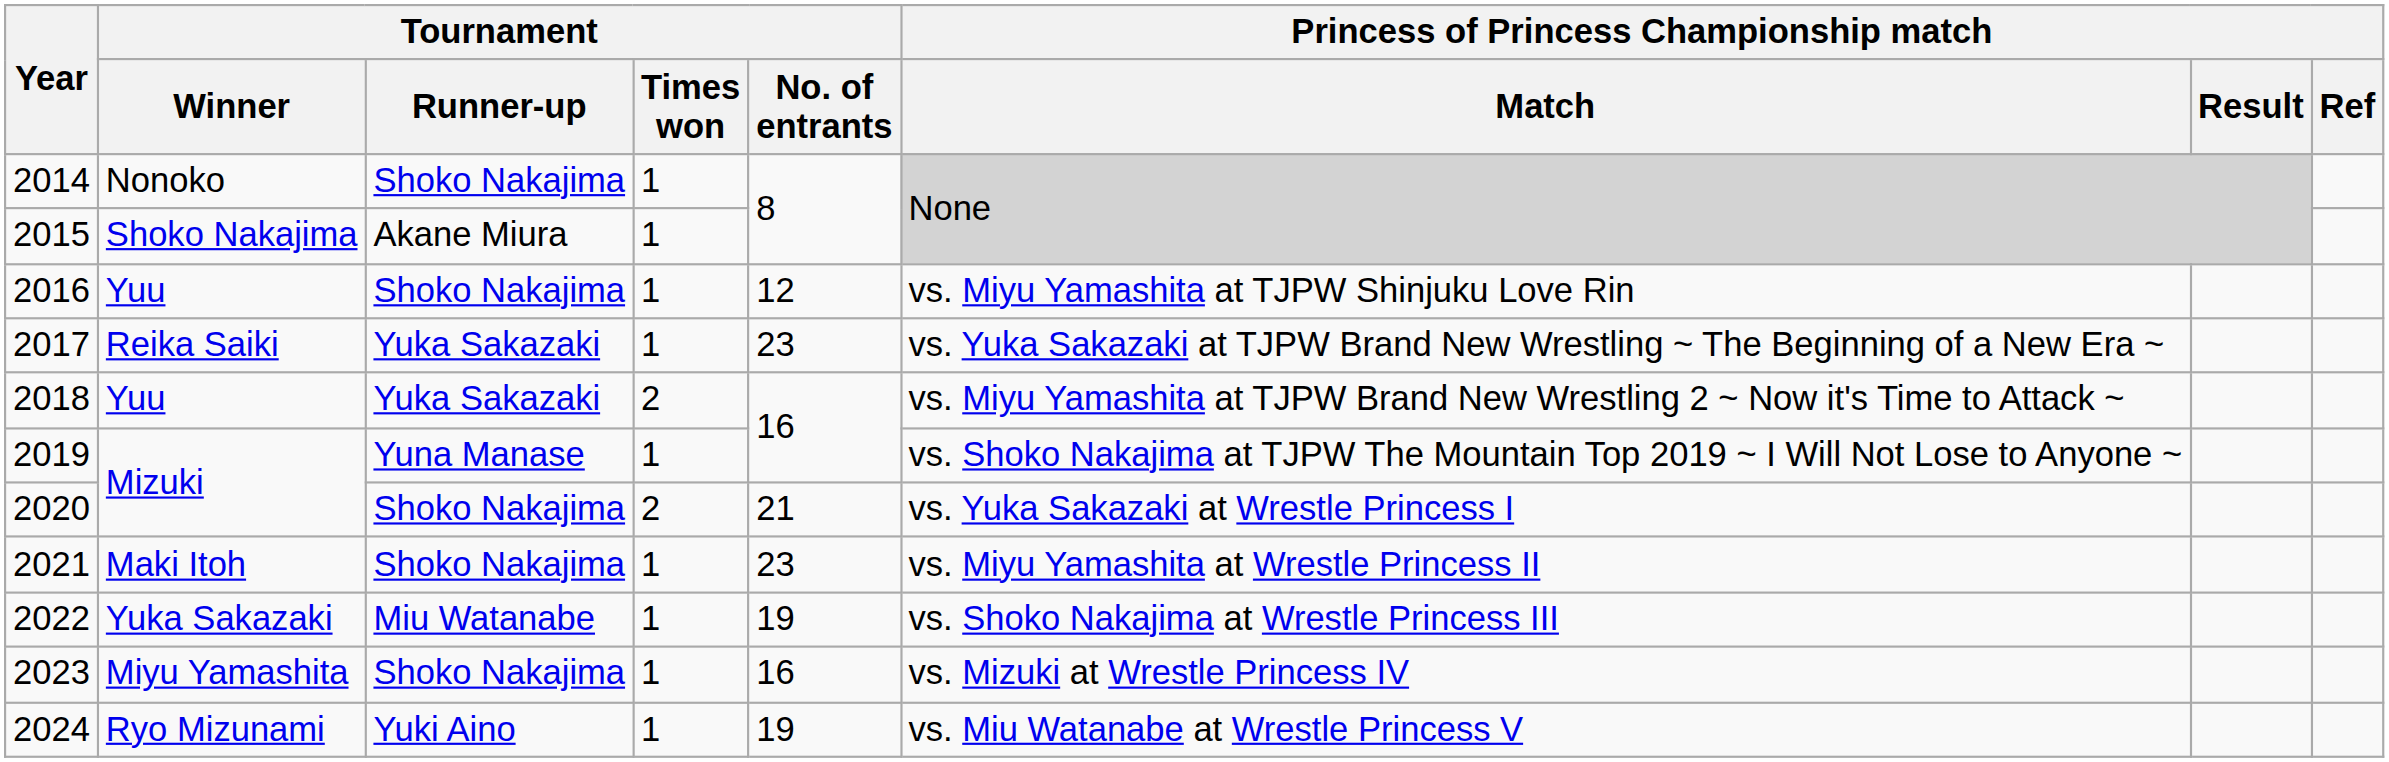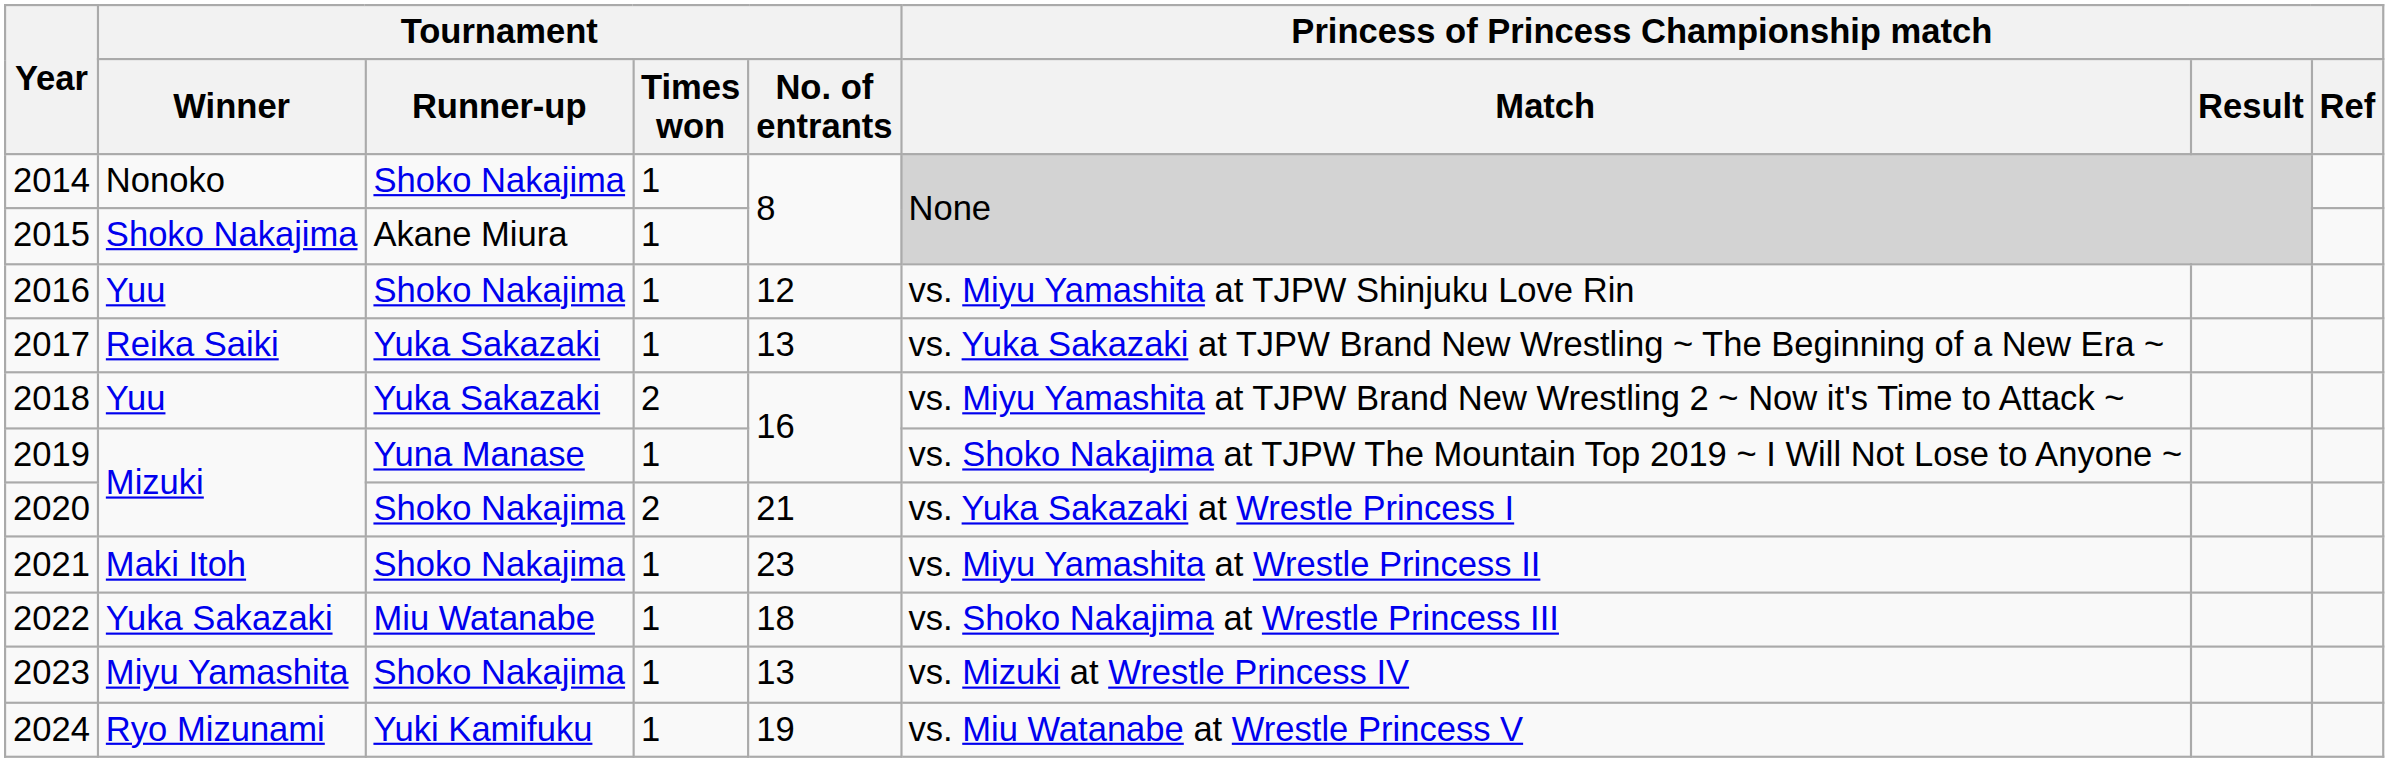(775, 344) 23 -> (775, 344) 13
(775, 618) 19 -> (775, 618) 18
(775, 673) 16 -> (775, 673) 13
(445, 728) Yuki Aino -> (483, 728) Yuki Kamifuku
